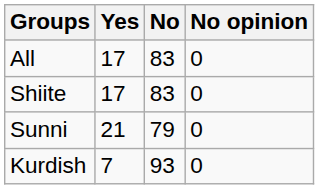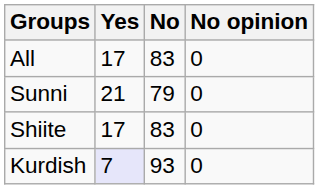rows swapped: (39, 129) <-> (38, 93)
(107, 165) no background -> (107, 165) lavender background
